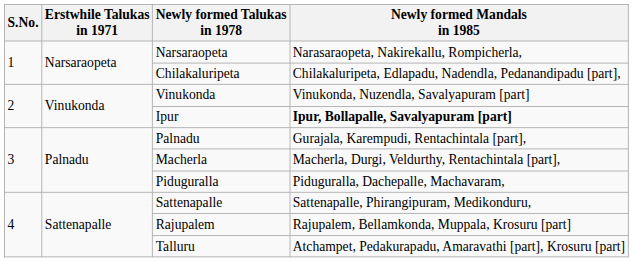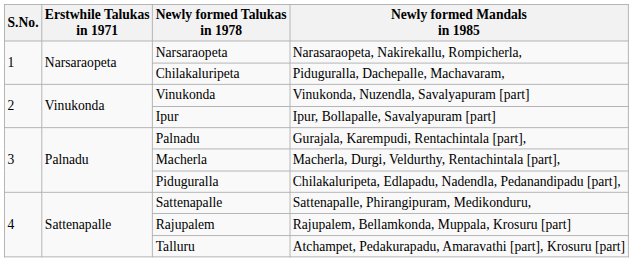(457, 73) Chilakaluripeta, Edlapadu, Nadendla, Pedanandipadu [part], -> (399, 73) Piduguralla, Dachepalle, Machavaram,
(402, 116) bold -> (394, 116) normal
(399, 181) Piduguralla, Dachepalle, Machavaram, -> (457, 181) Chilakaluripeta, Edlapadu, Nadendla, Pedanandipadu [part],
